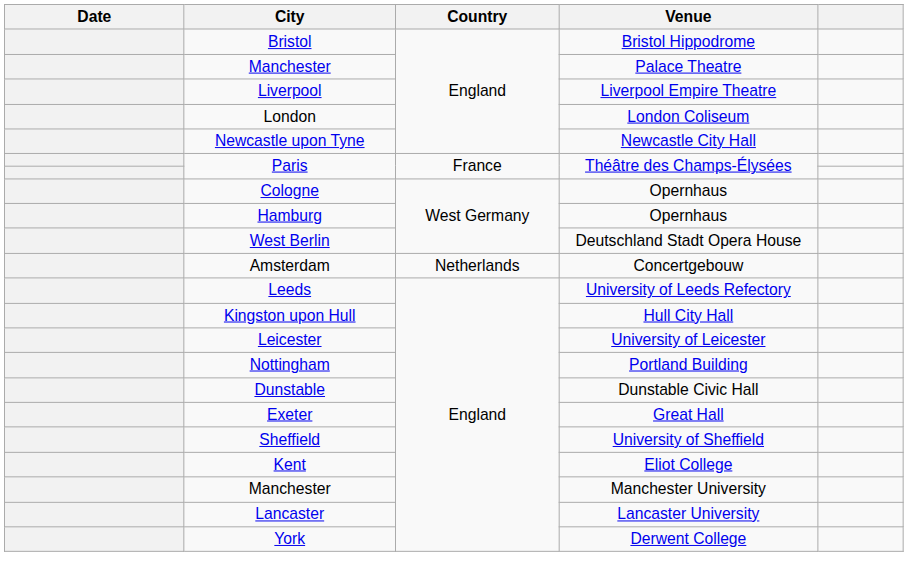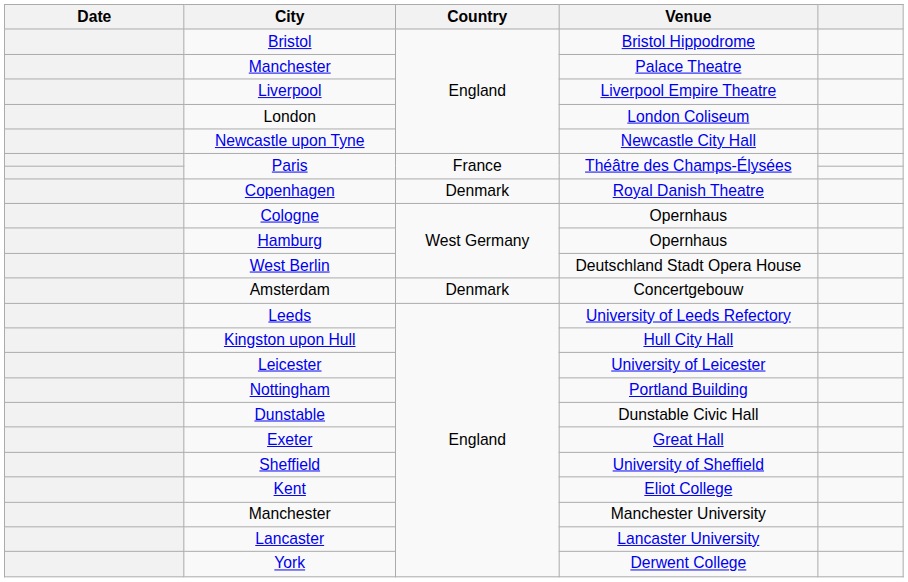+ row: (290, 191)
(477, 265) Netherlands -> (477, 290) Denmark
